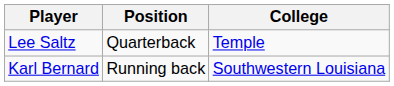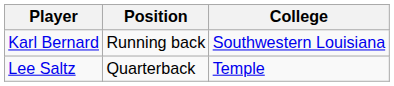rows swapped: (54, 68) <-> (42, 42)
